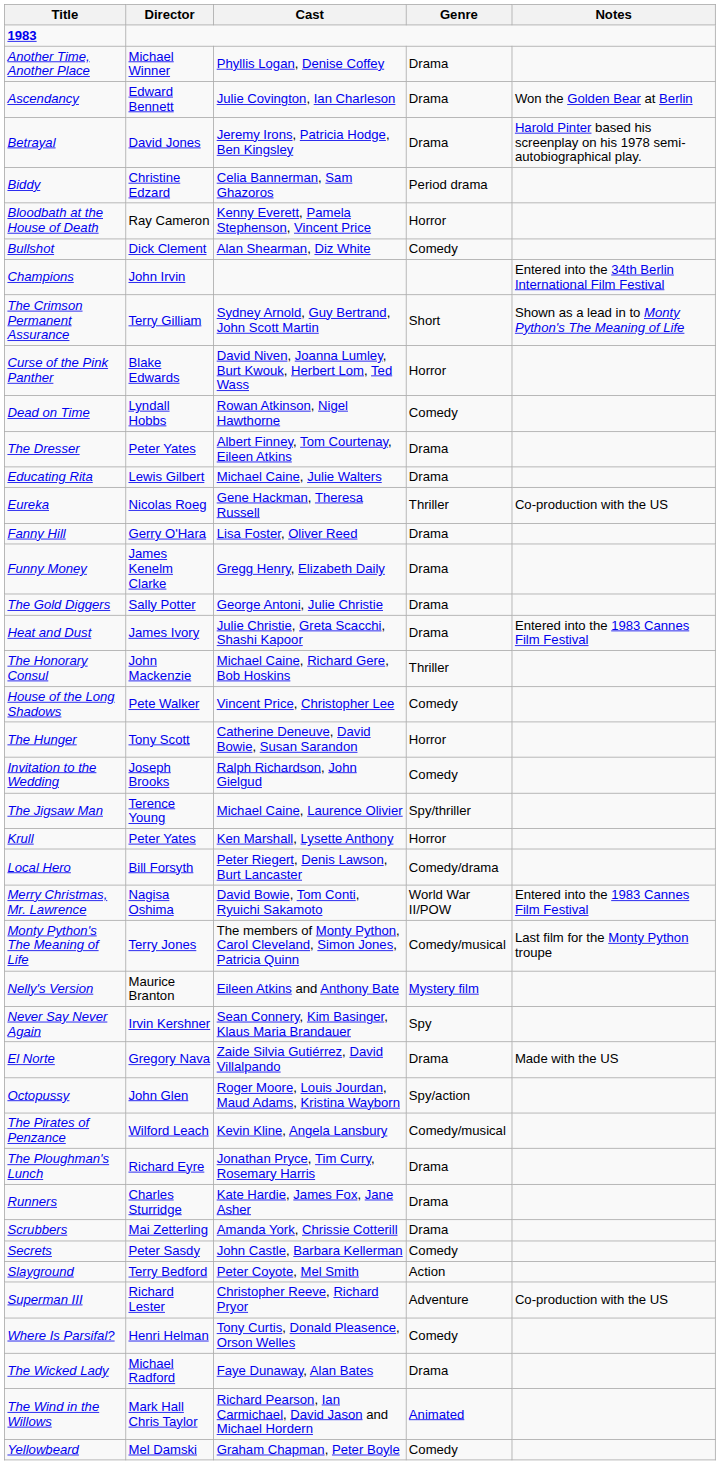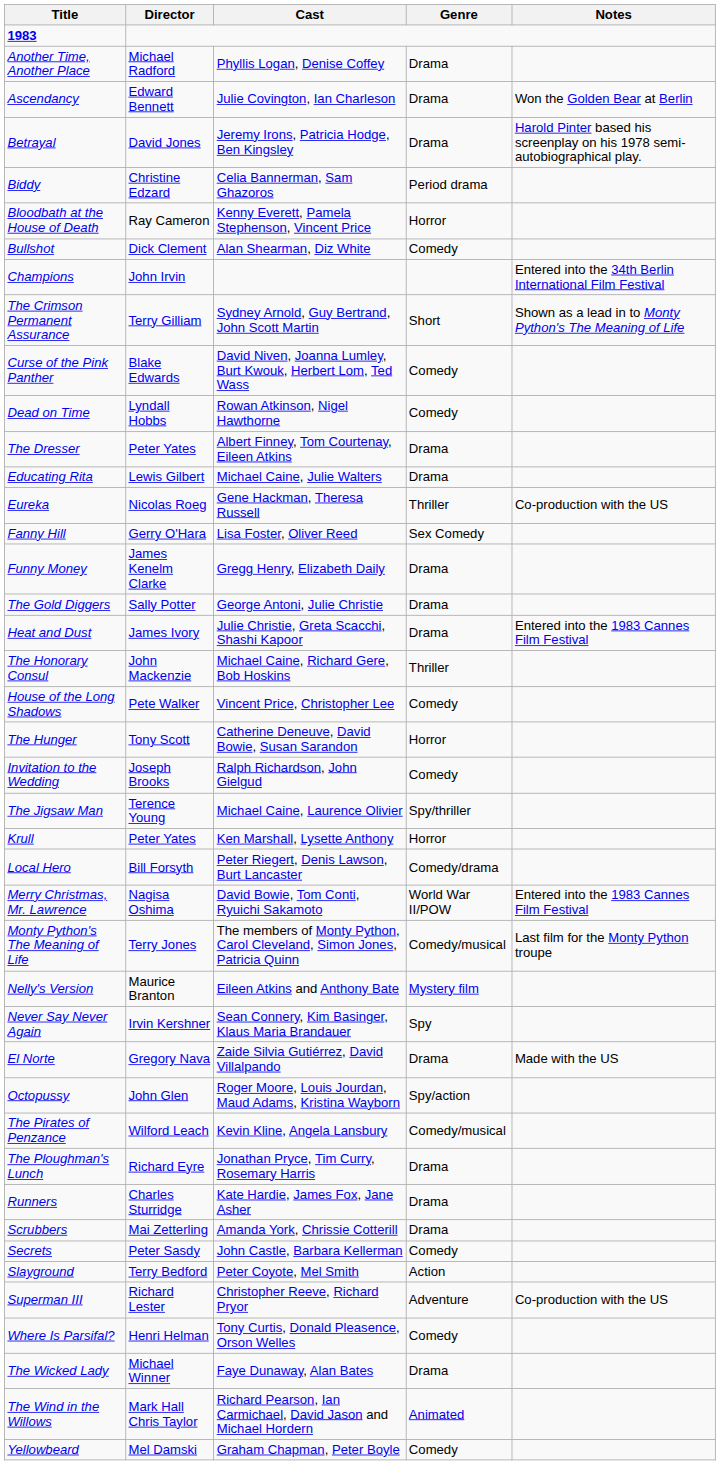(151, 63) Michael Winner -> (152, 63) Michael Radford
(427, 370) Horror -> (433, 370) Comedy
(429, 533) Drama -> (446, 533) Sex Comedy
(152, 1371) Michael Radford -> (151, 1371) Michael Winner
